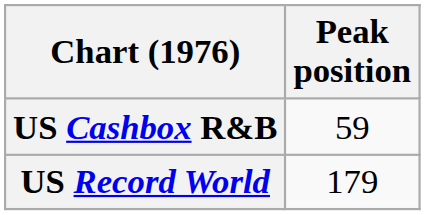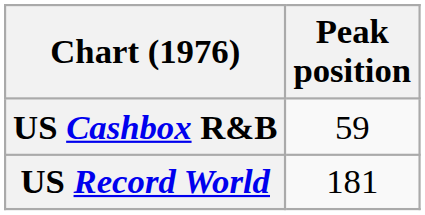(352, 181) 179 -> (352, 181) 181
